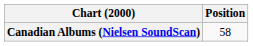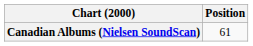(225, 31) 58 -> (225, 31) 61
